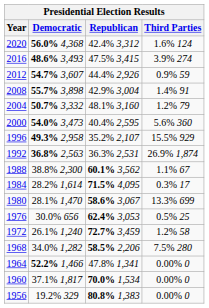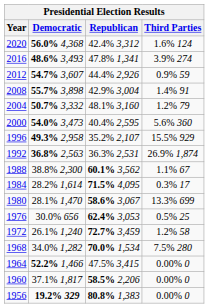(114, 59) 47.5% 3,415 -> (114, 59) 47.8% 1,341
(114, 248) 58.5% 2,206 -> (114, 248) 70.0% 1,534
(114, 264) 47.8% 1,341 -> (114, 264) 47.5% 3,415
(114, 279) 70.0% 1,534 -> (114, 279) 58.5% 2,206
(57, 295) normal -> (57, 295) bold
